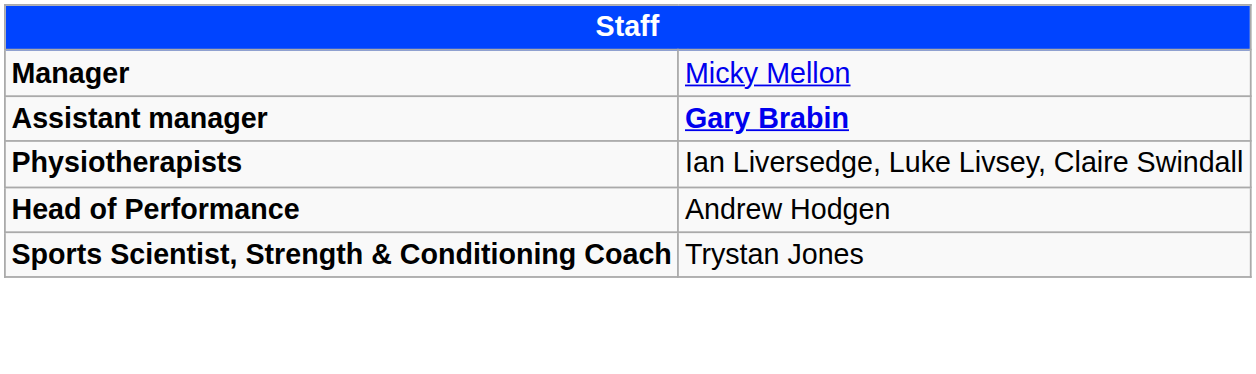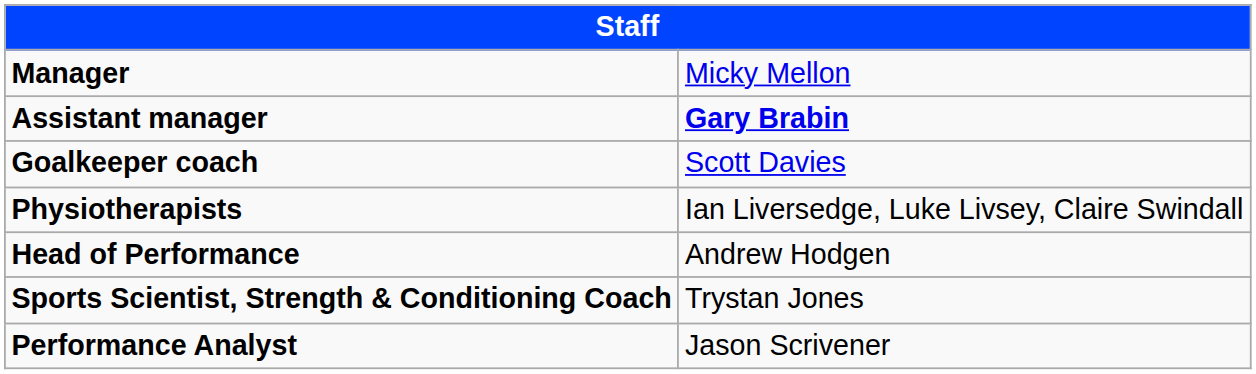+ row: (135, 163)
+ row: (154, 345)
